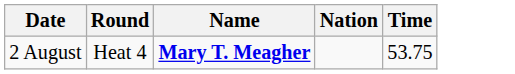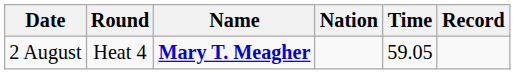+ column: (473, 20)
(410, 52) 53.75 -> (410, 52) 59.05
